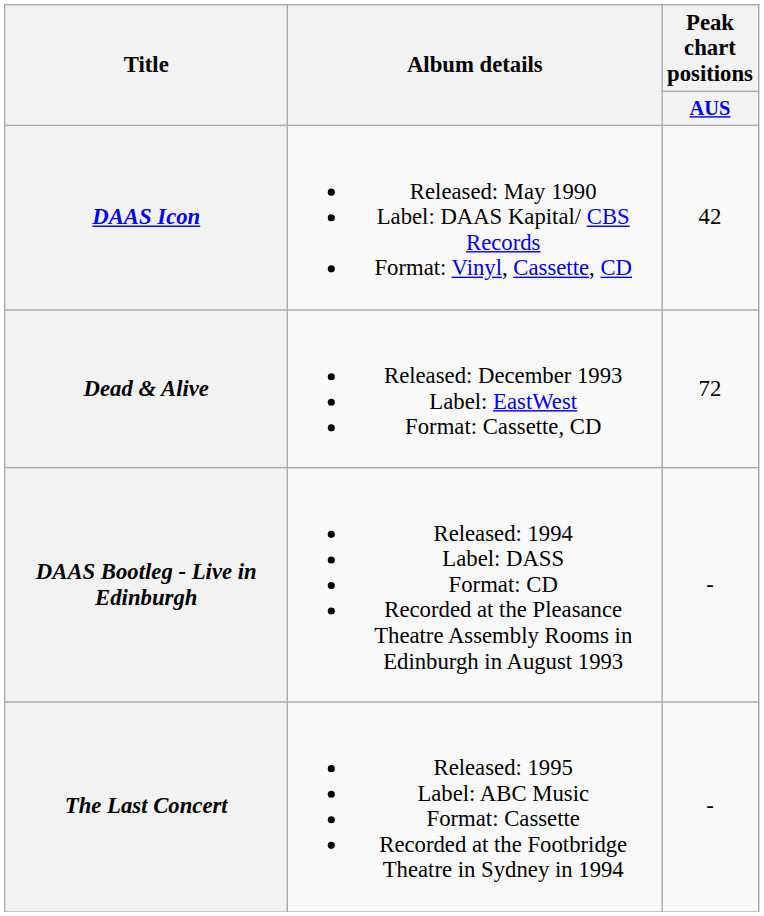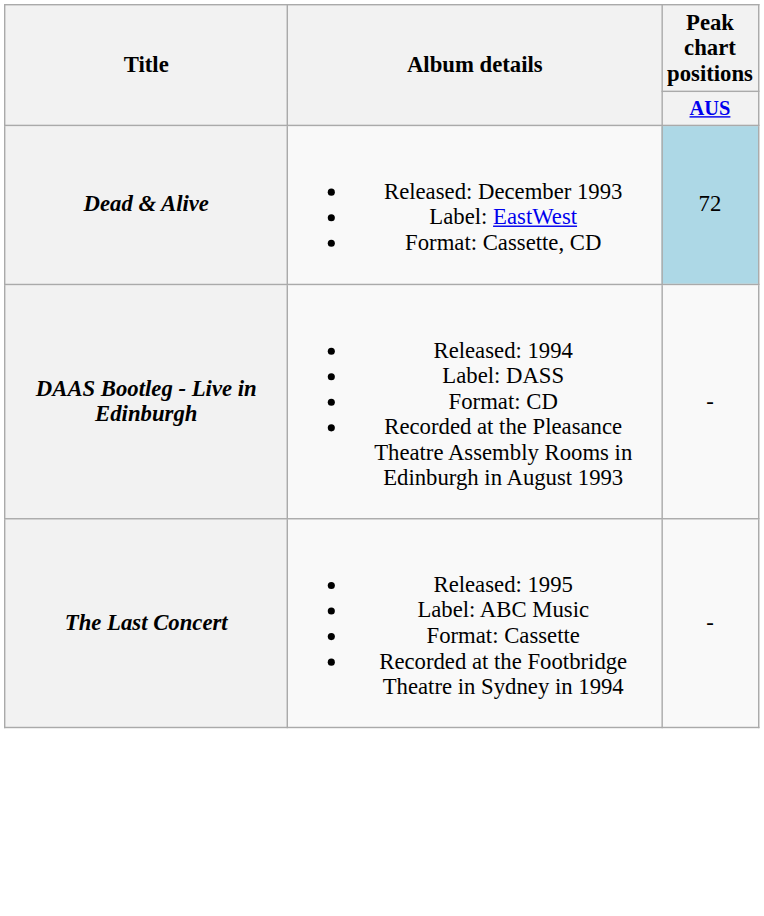- row: (146, 217)
(710, 388) no background -> (710, 204) lightblue background
